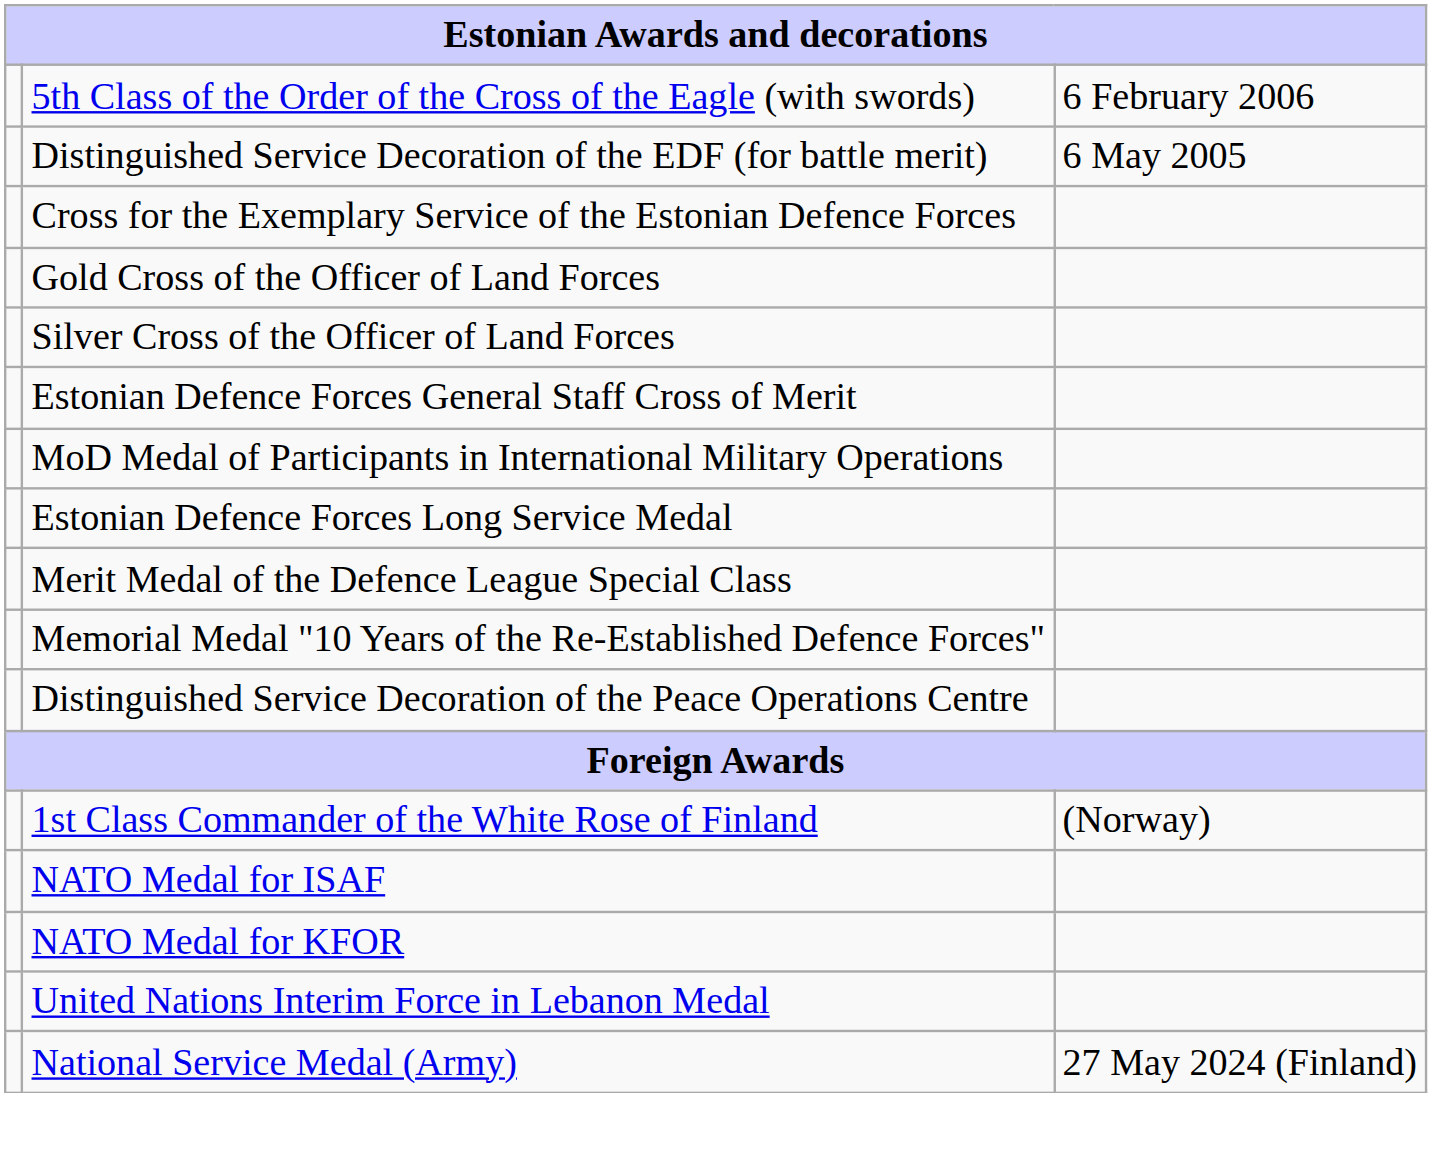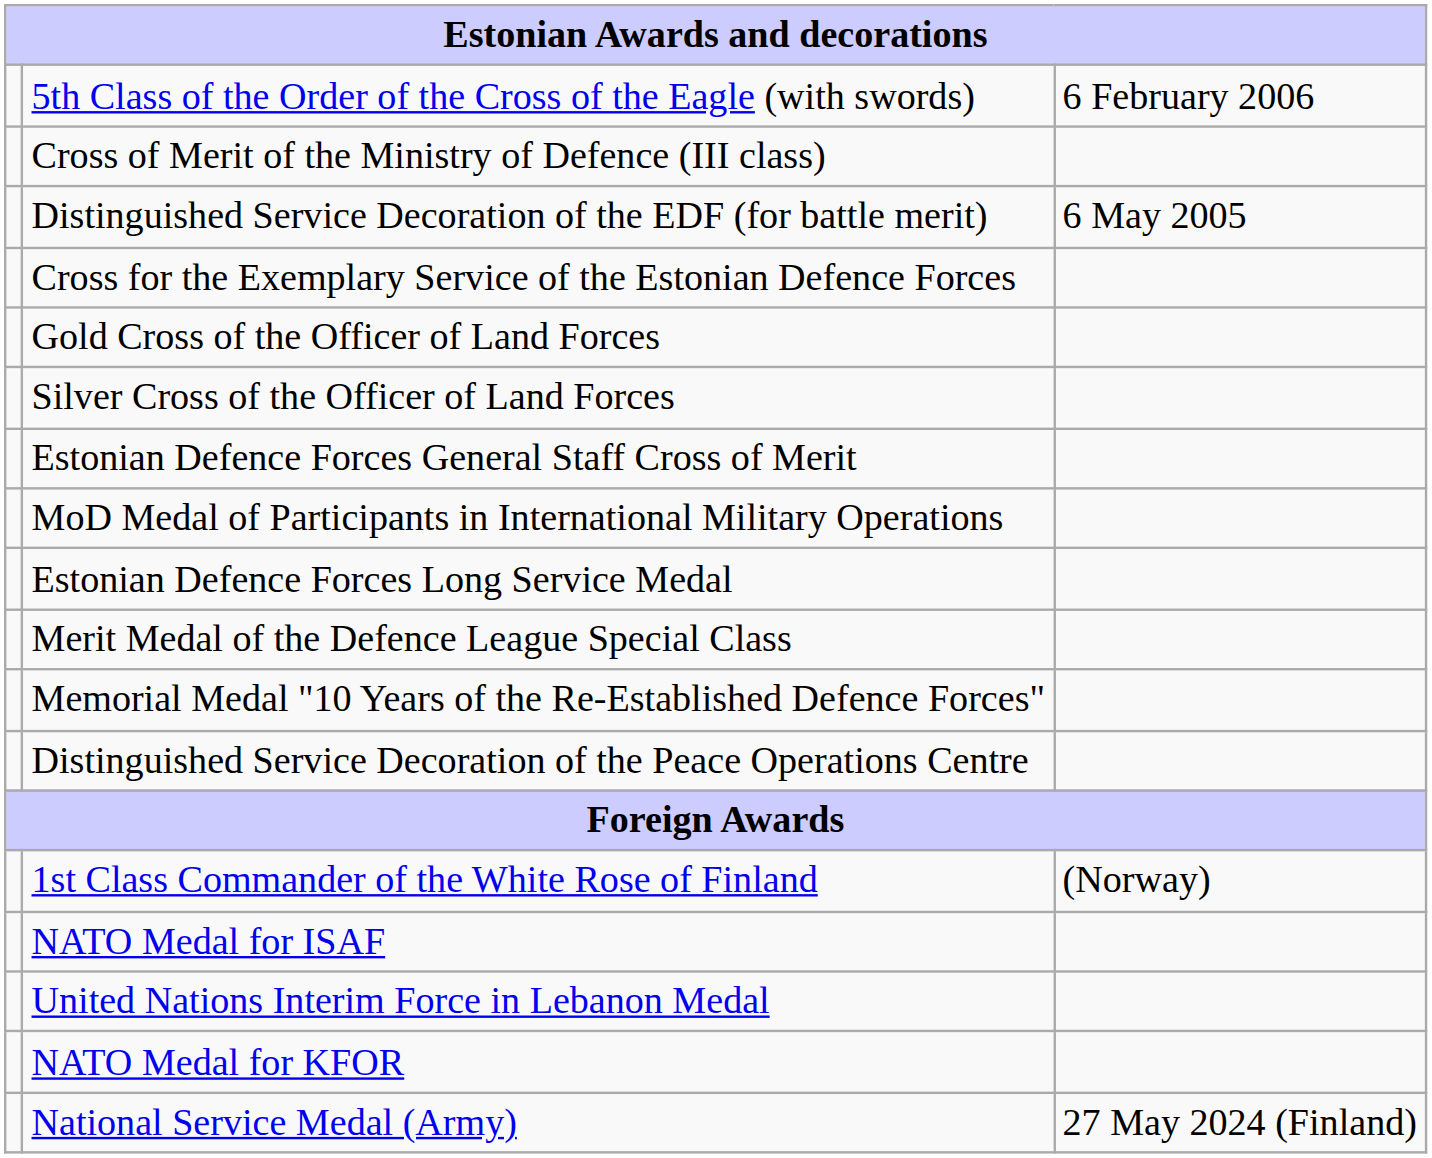+ row: (429, 155)
rows swapped: (218, 940) <-> (401, 1000)
